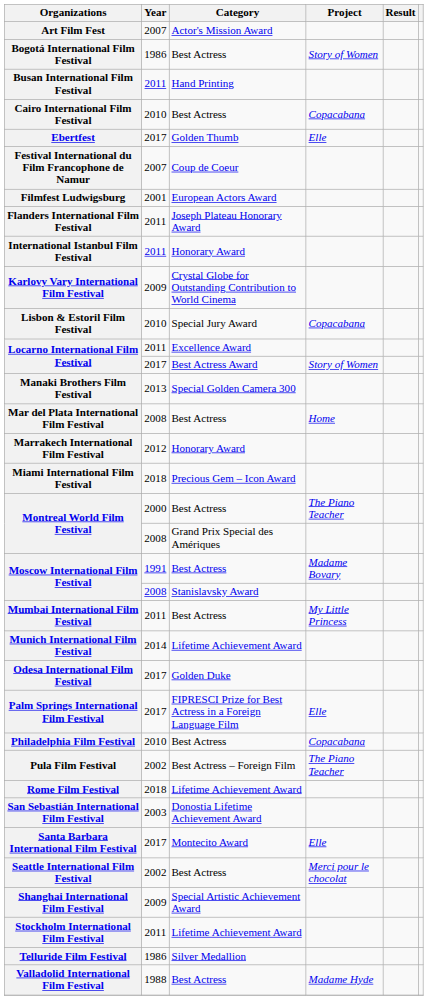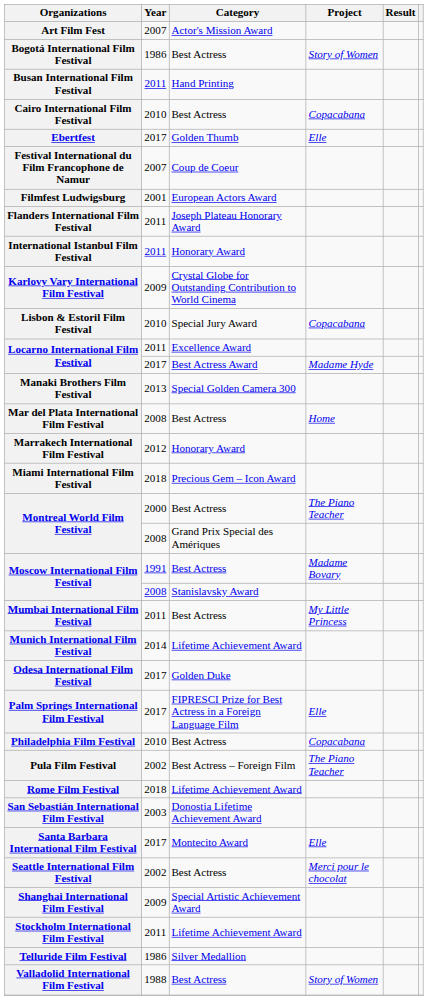(343, 365) Story of Women -> (341, 365) Madame Hyde
(341, 980) Madame Hyde -> (343, 980) Story of Women
